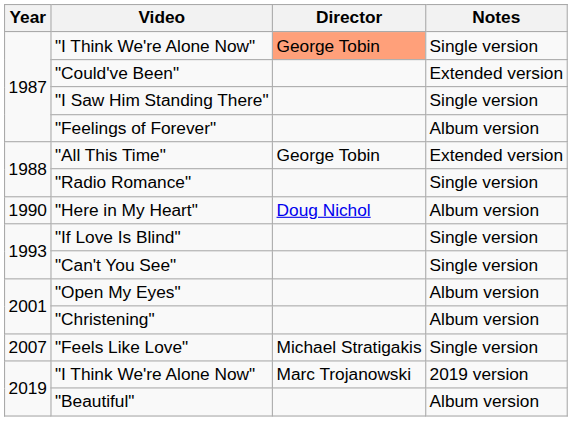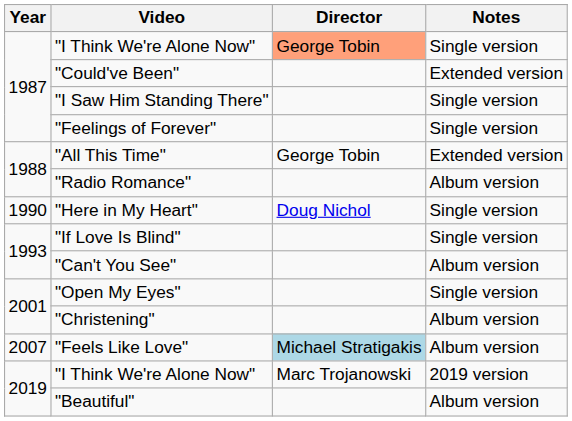(484, 127) Album version -> (484, 127) Single version
(484, 182) Single version -> (484, 182) Album version
(484, 210) Album version -> (484, 210) Single version
(484, 264) Single version -> (484, 264) Album version
(484, 292) Album version -> (484, 292) Single version
(349, 347) no background -> (349, 347) lightblue background
(484, 347) Single version -> (484, 347) Album version
